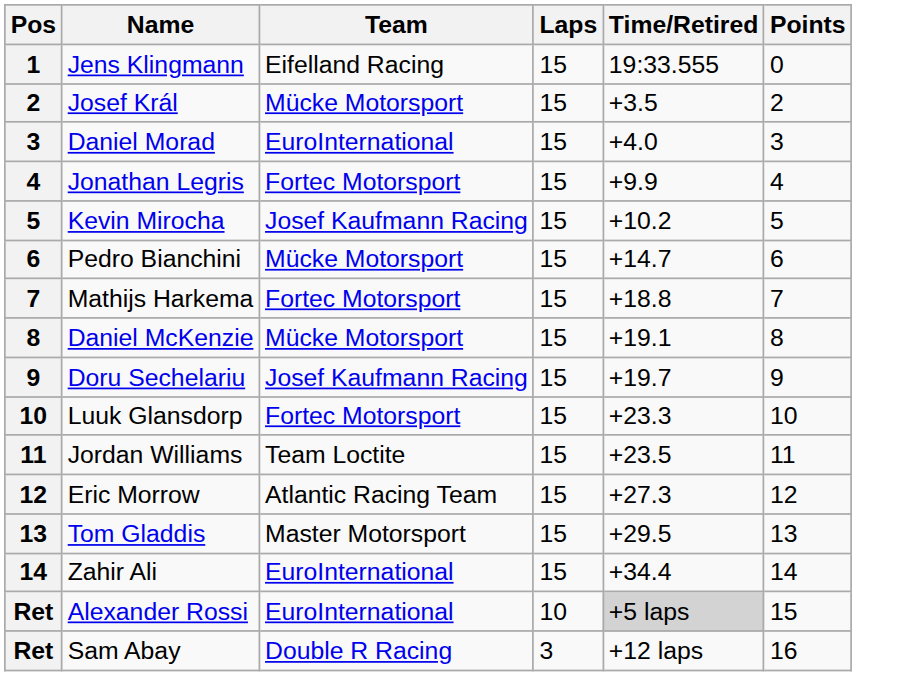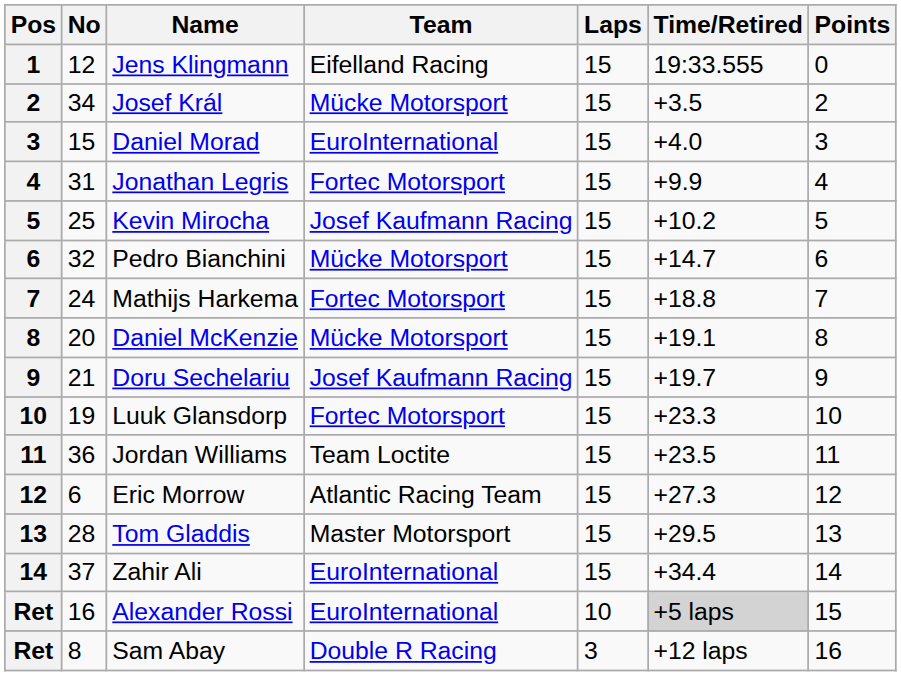+ column: (84, 25)
